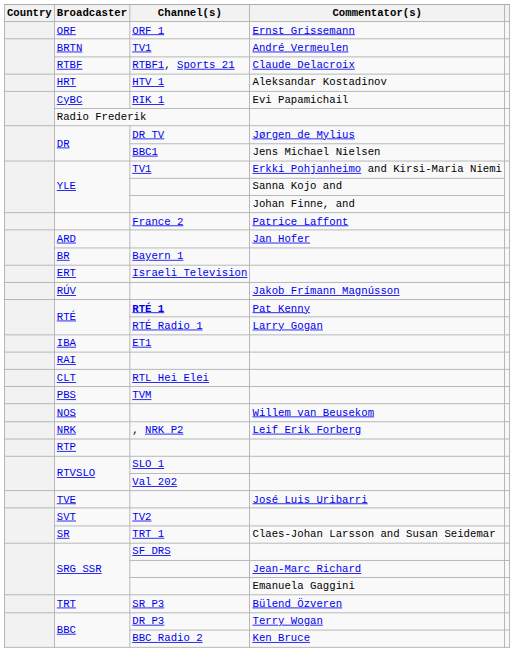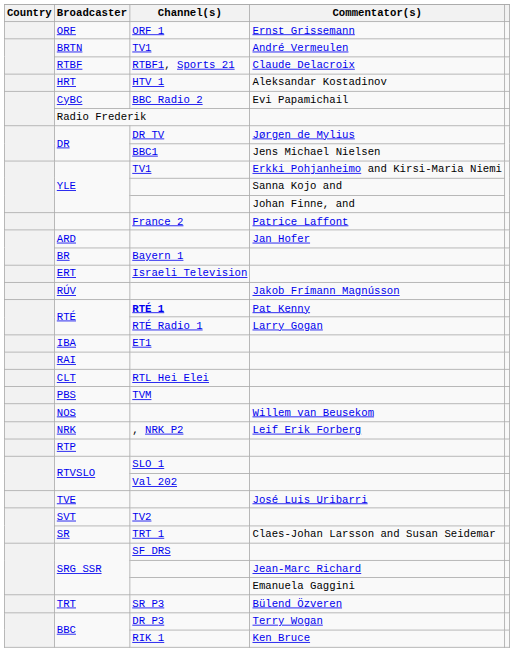(148, 100) RIK 1 -> (167, 100) BBC Radio 2
(167, 639) BBC Radio 2 -> (148, 639) RIK 1
